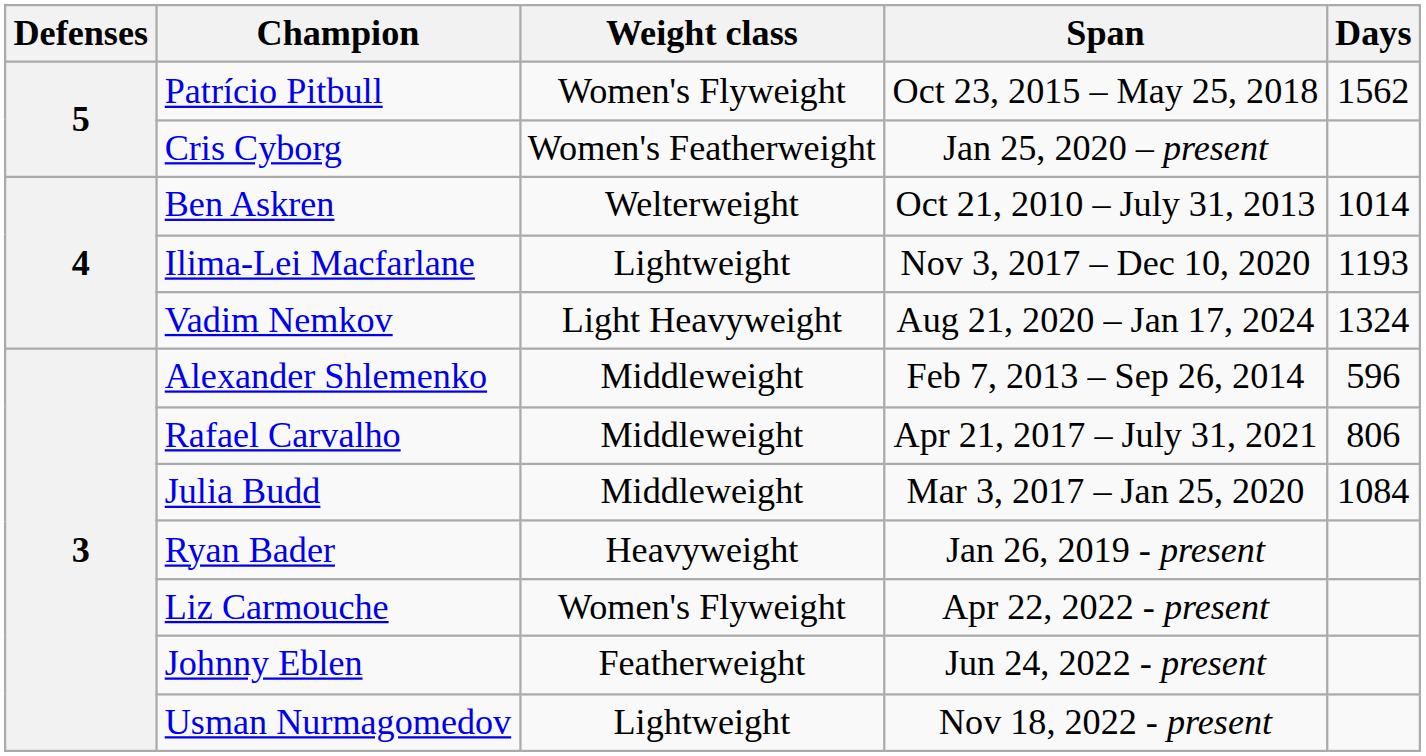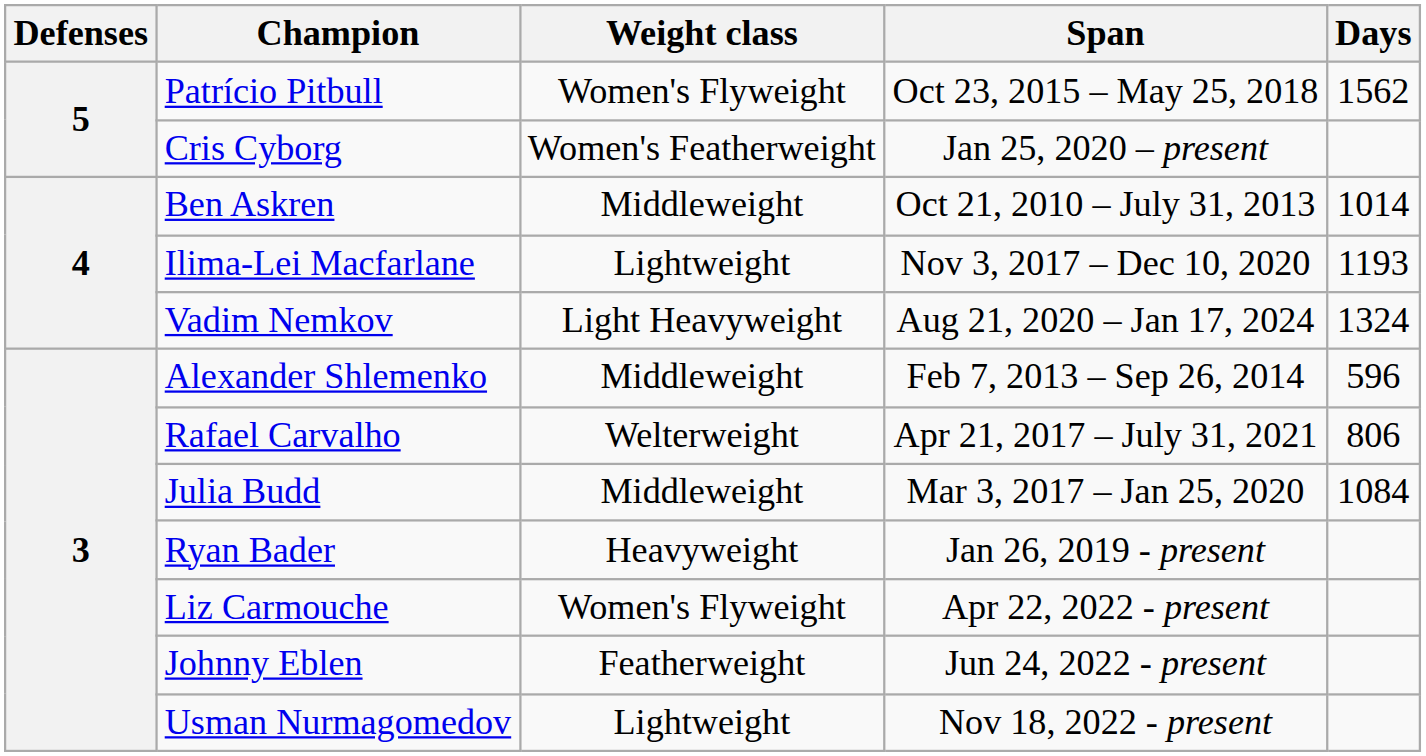(702, 205) Welterweight -> (702, 205) Middleweight
(702, 434) Middleweight -> (702, 434) Welterweight
